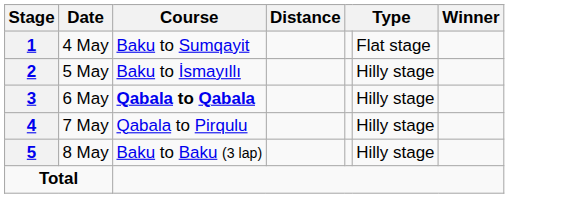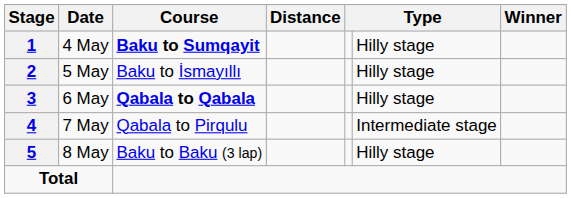(183, 44) normal -> (188, 44) bold
(394, 44) Flat stage -> (395, 44) Hilly stage
(395, 125) Hilly stage -> (427, 125) Intermediate stage
